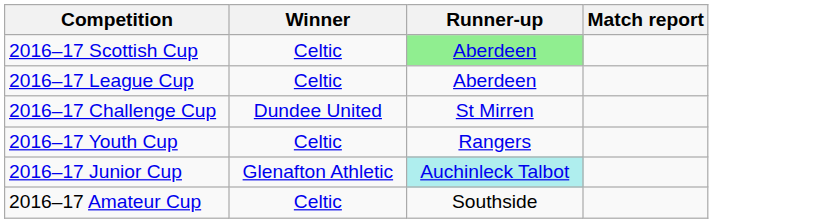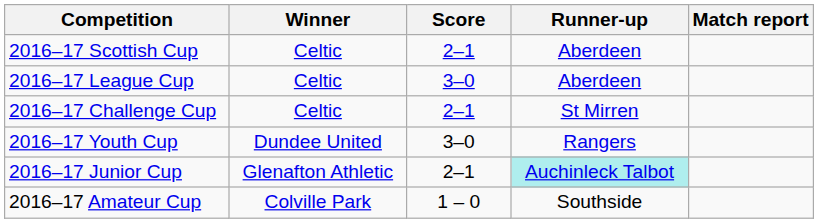+ column: (459, 19)
(495, 50) lightgreen background -> (600, 50) no background
(318, 111) Dundee United -> (318, 111) Celtic
(318, 141) Celtic -> (318, 141) Dundee United
(318, 202) Celtic -> (318, 202) Colville Park
